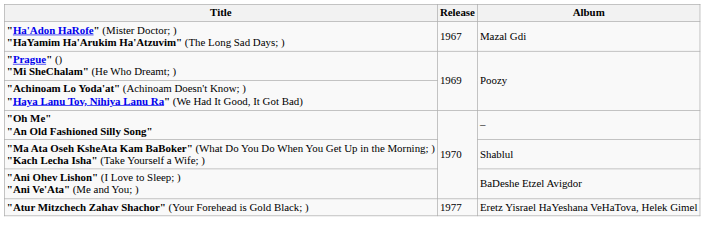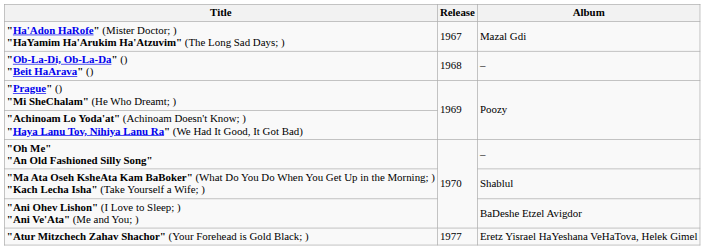+ row: (67, 65)
